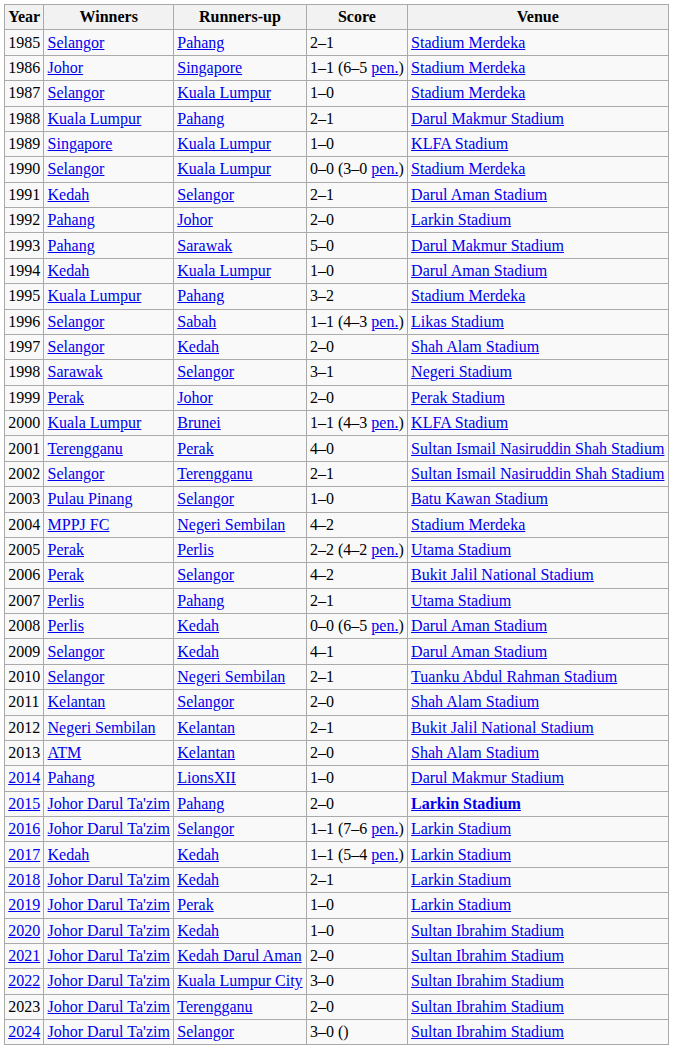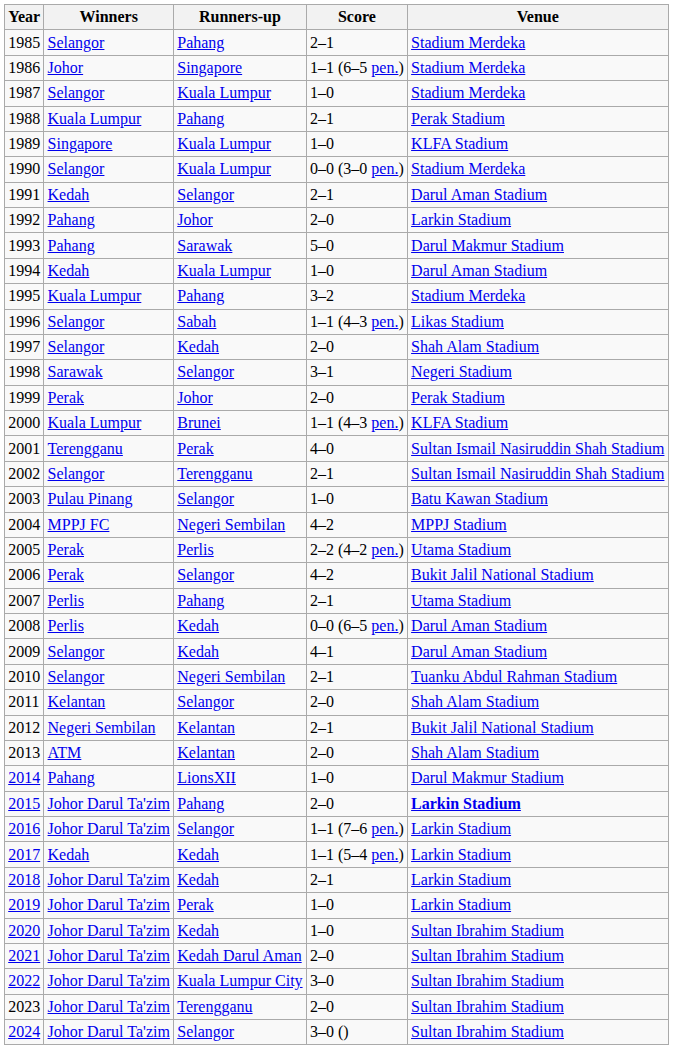(488, 118) Darul Makmur Stadium -> (458, 118) Perak Stadium
(468, 524) Stadium Merdeka -> (459, 524) MPPJ Stadium
